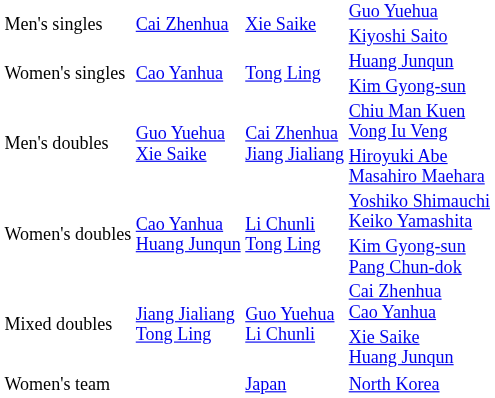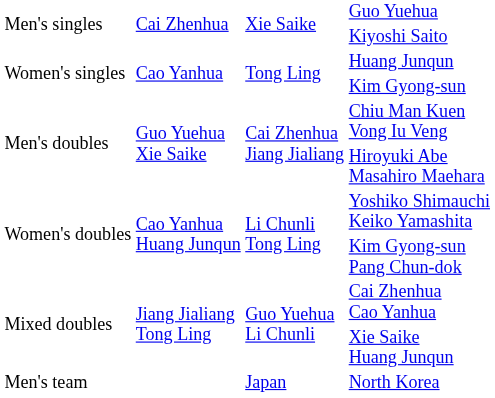+ row: (46, 382)
- row: (57, 384)
